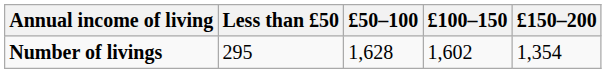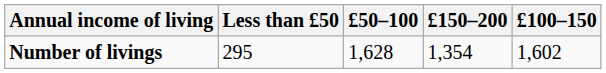columns swapped: (468, 20) <-> (557, 20)
